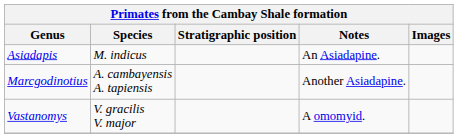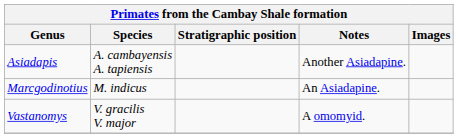(120, 54) M. indicus -> (133, 61) A. cambayensis A. tapiensis
(341, 54) An Asiadapine. -> (354, 61) Another Asiadapine.
(133, 81) A. cambayensis A. tapiensis -> (120, 88) M. indicus
(354, 81) Another Asiadapine. -> (341, 88) An Asiadapine.
